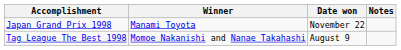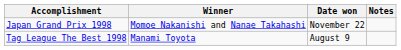(163, 25) Manami Toyota -> (218, 25) Momoe Nakanishi and Nanae Takahashi
(218, 38) Momoe Nakanishi and Nanae Takahashi -> (163, 38) Manami Toyota
